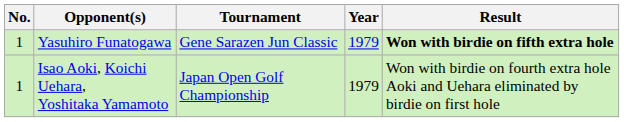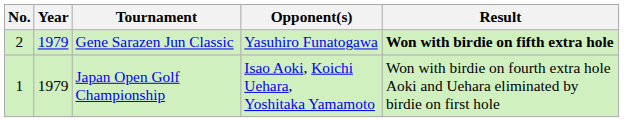columns swapped: (363, 17) <-> (105, 17)
(19, 42) 1 -> (19, 42) 2
